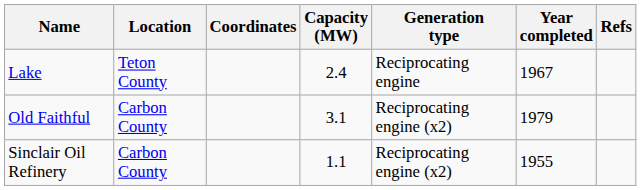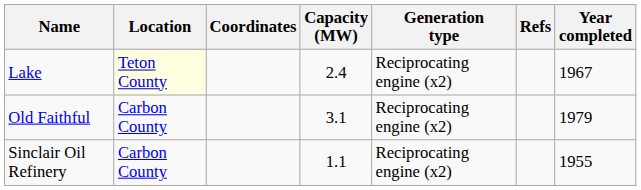columns swapped: (556, 27) <-> (616, 27)
(142, 72) no background -> (142, 72) lightyellow background
(422, 72) Reciprocating engine -> (422, 72) Reciprocating engine (x2)
